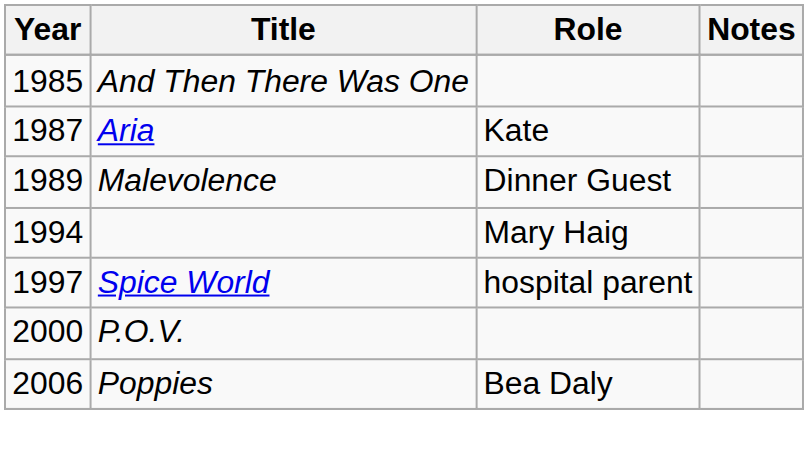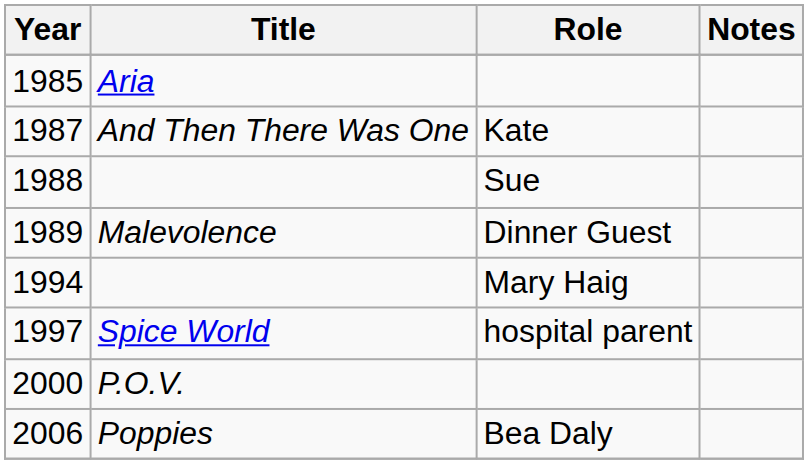(283, 80) And Then There Was One -> (126, 80) Aria
(126, 130) Aria -> (283, 130) And Then There Was One
+ row: (48, 181)
